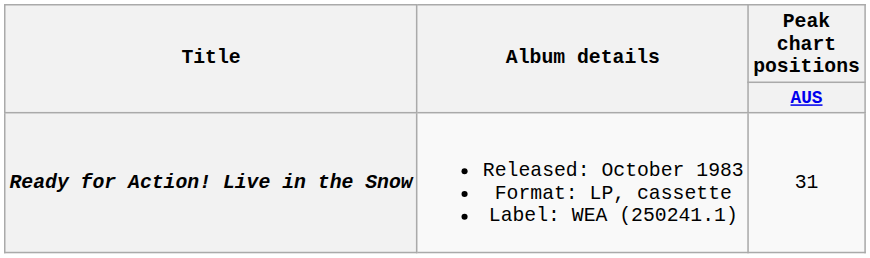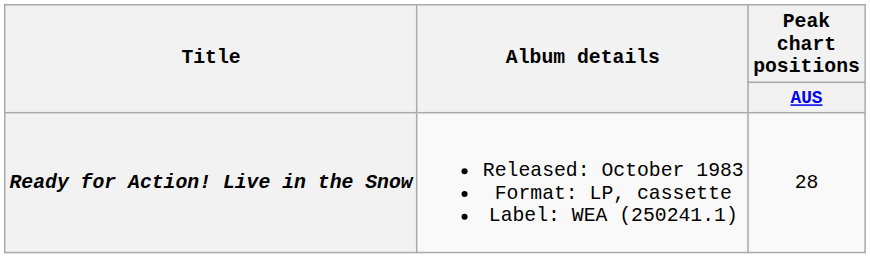(807, 183) 31 -> (807, 183) 28
